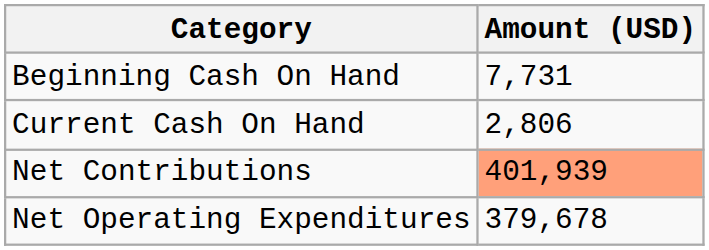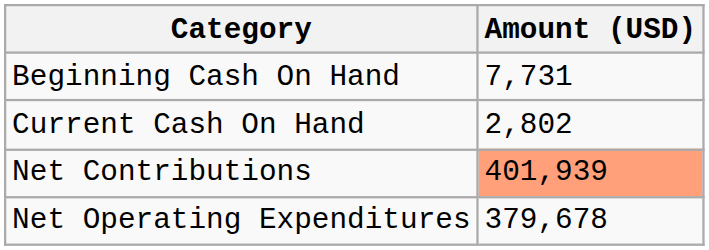(529, 125) 2,806 -> (529, 125) 2,802
